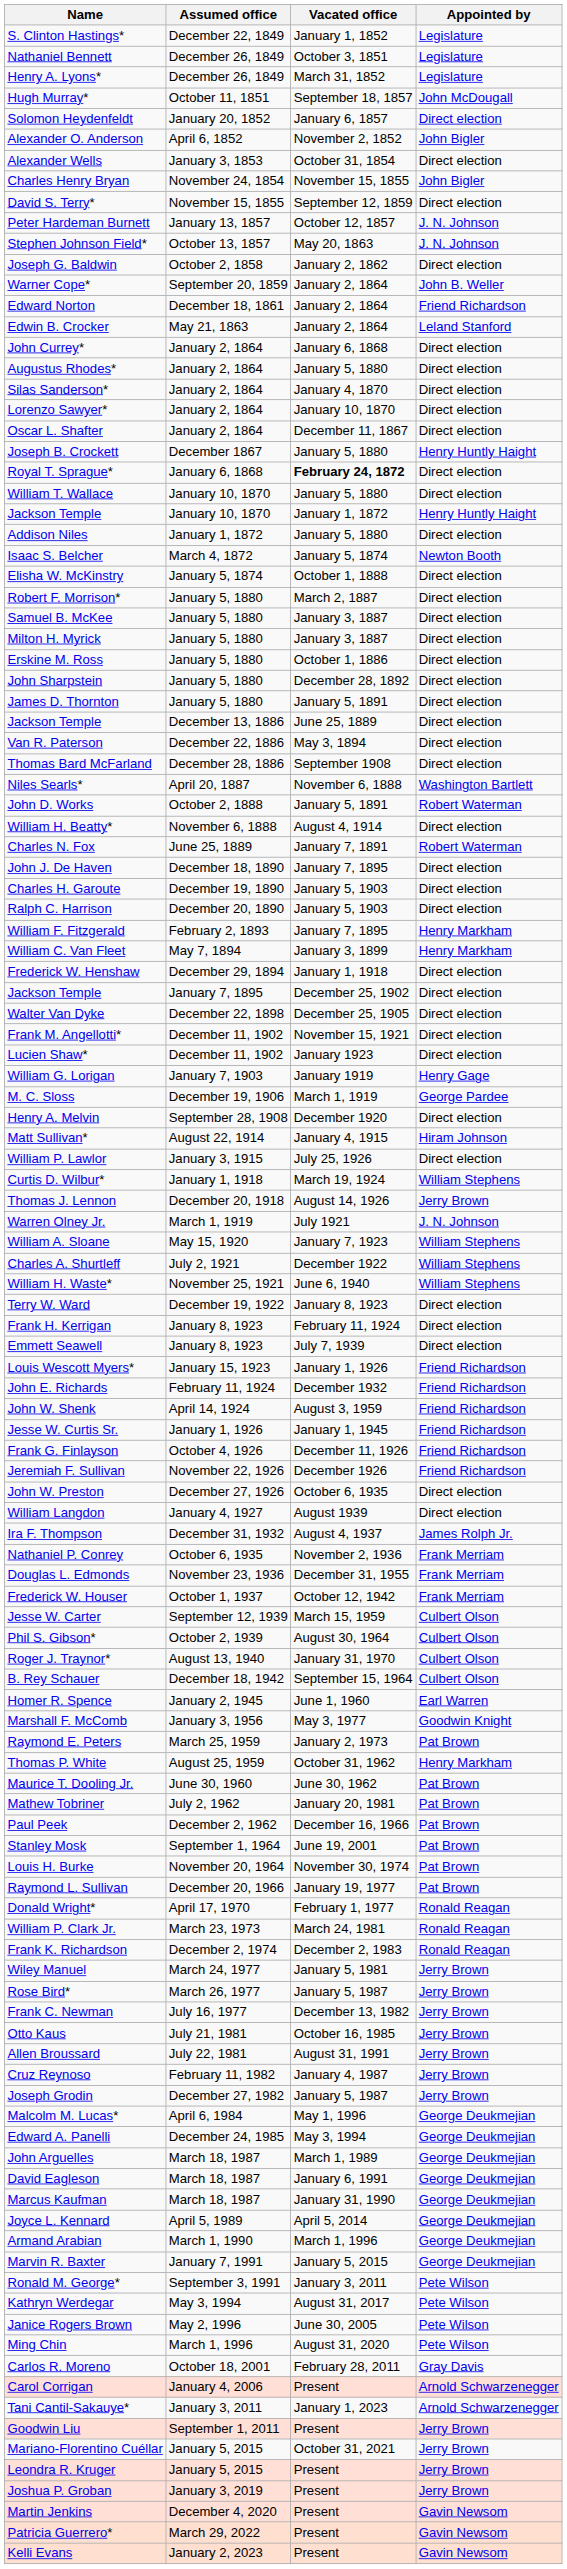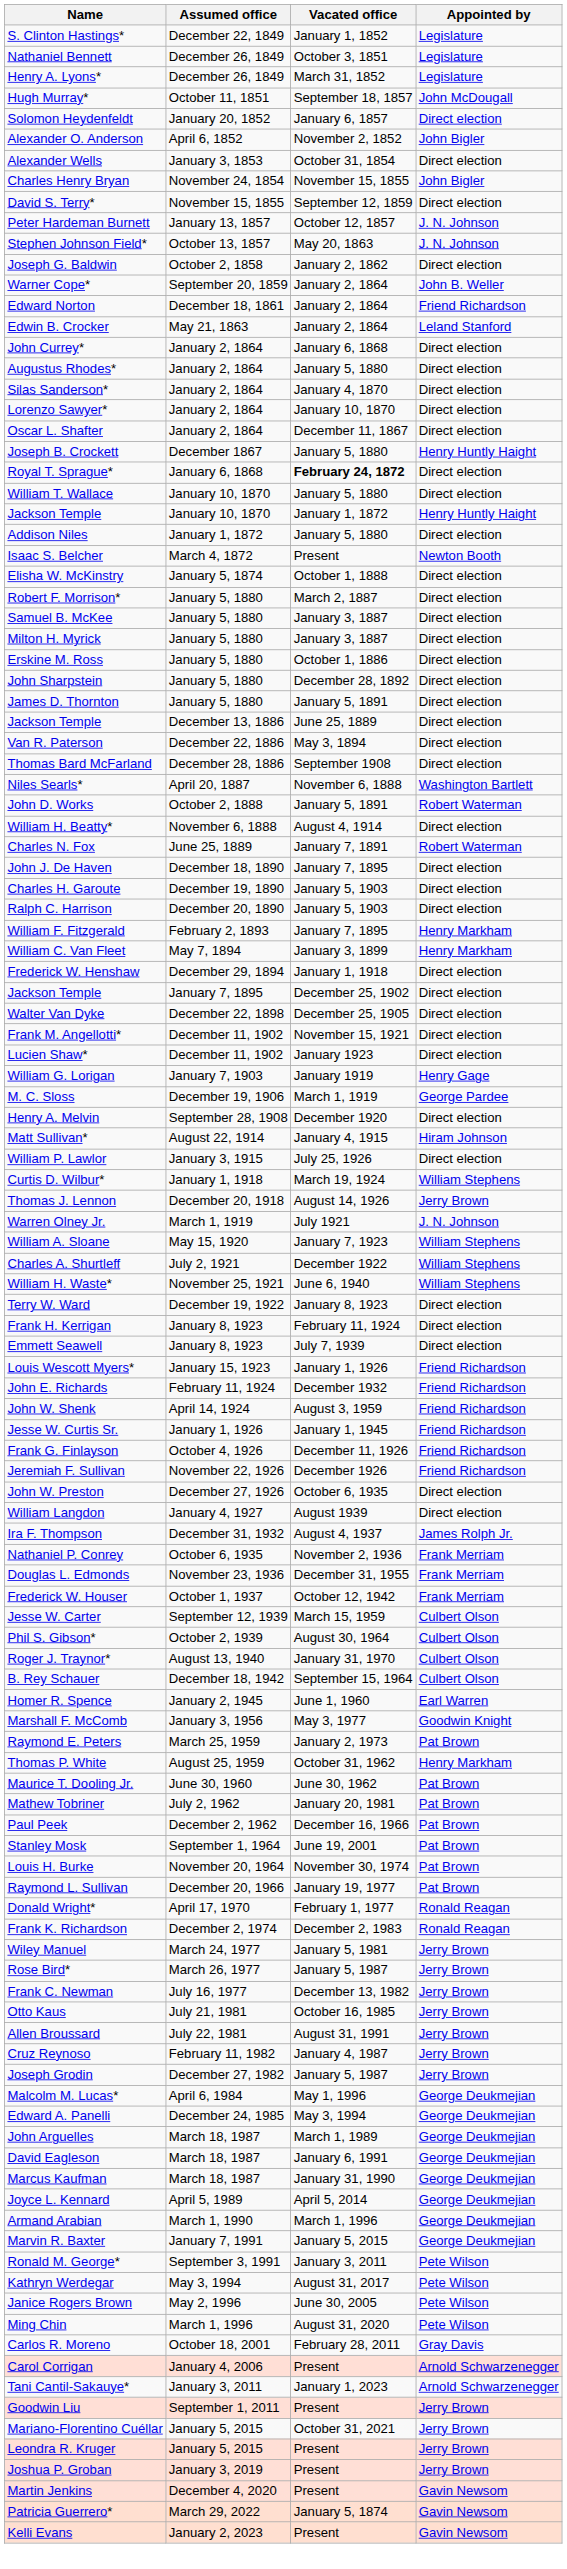(341, 555) January 5, 1874 -> (316, 555) Present
- row: (62, 1929)
(316, 2532) Present -> (341, 2511) January 5, 1874
